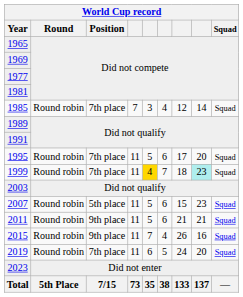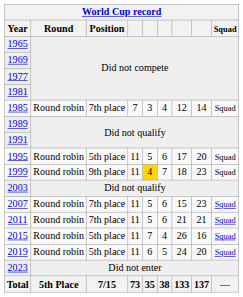(107, 156) 7th place -> (107, 156) 5th place
(107, 172) 7th place -> (107, 172) 9th place
(201, 172) paleturquoise background -> (201, 172) no background
(107, 204) 5th place -> (107, 204) 7th place
(107, 220) 9th place -> (107, 220) 7th place
(107, 236) 9th place -> (107, 236) 5th place
(107, 252) 7th place -> (107, 252) 5th place
